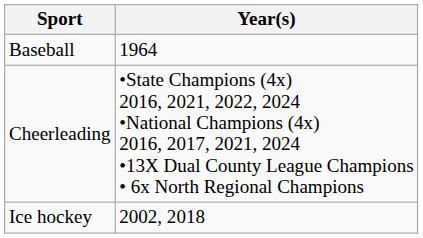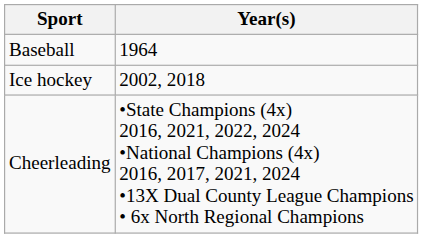rows swapped: (60, 133) <-> (50, 217)
